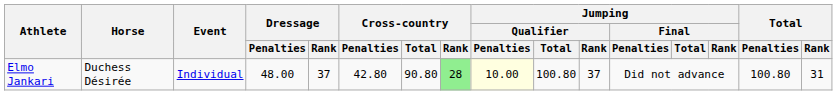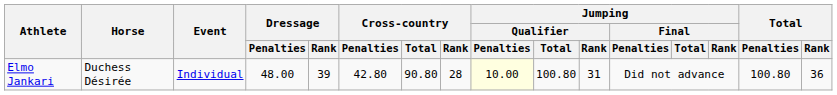(324, 74) 37 -> (324, 74) 39
(456, 74) lightgreen background -> (456, 74) no background
(594, 74) 37 -> (594, 74) 31
(817, 74) 31 -> (817, 74) 36
